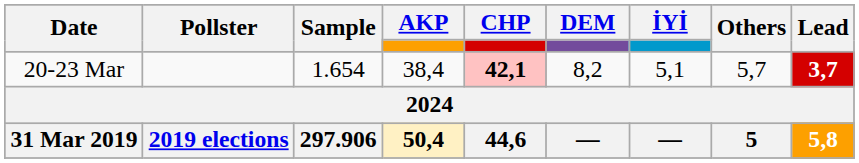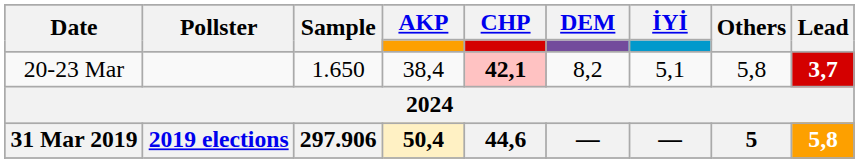(338, 68) 1.654 -> (338, 68) 1.650
(751, 68) 5,7 -> (751, 68) 5,8
